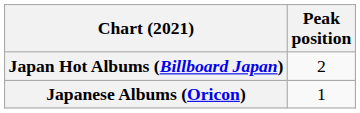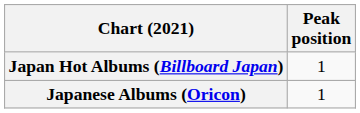(321, 66) 2 -> (321, 66) 1
